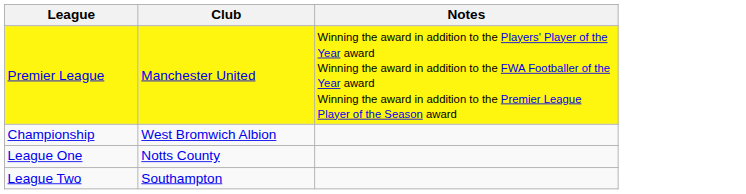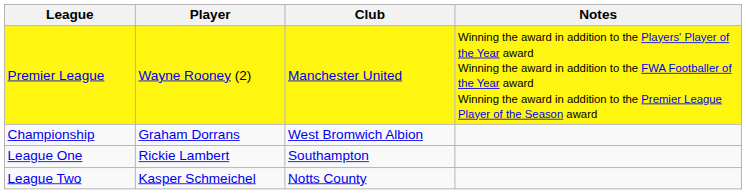+ column: (210, 15)
(181, 156) Notts County -> (328, 156) Southampton
(182, 178) Southampton -> (327, 178) Notts County
